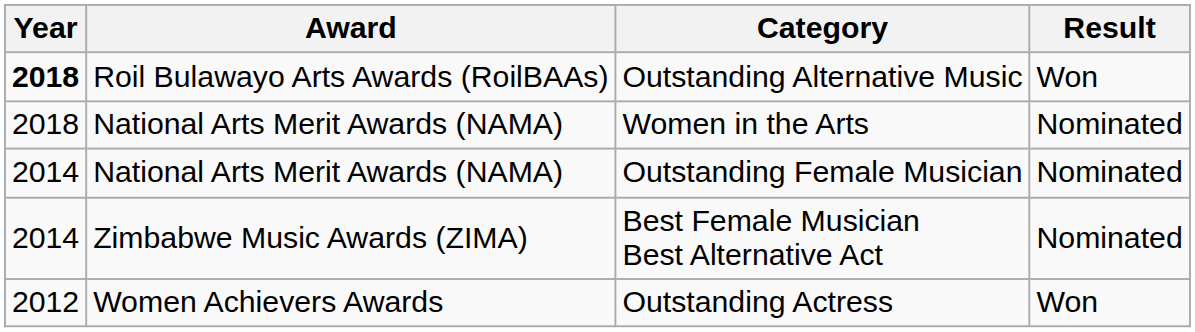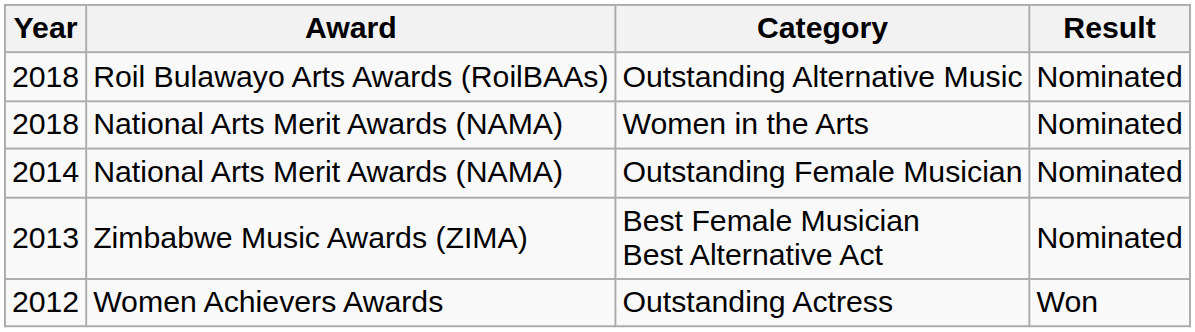(46, 76) bold -> (46, 76) normal
(1067, 76) Won -> (1110, 76) Nominated
(46, 237) 2014 -> (46, 237) 2013
